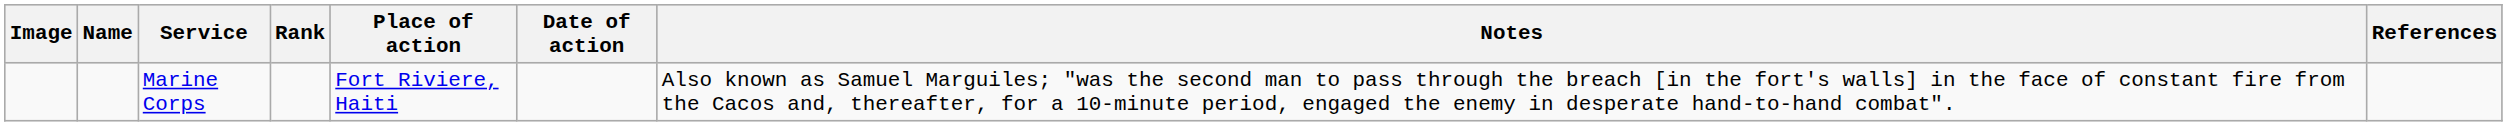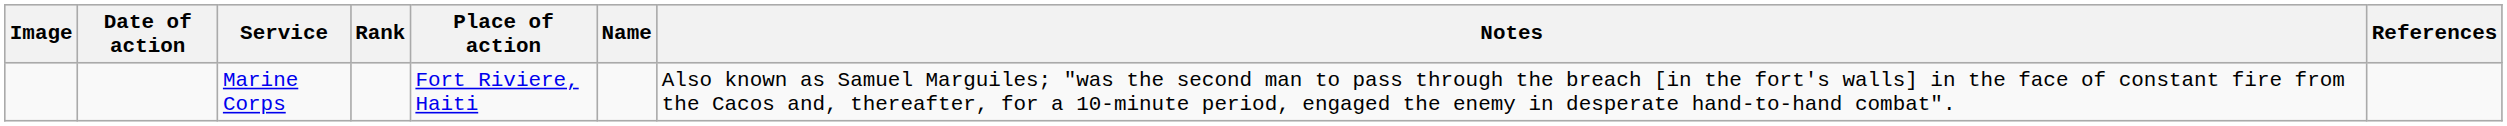columns swapped: (108, 34) <-> (587, 34)
